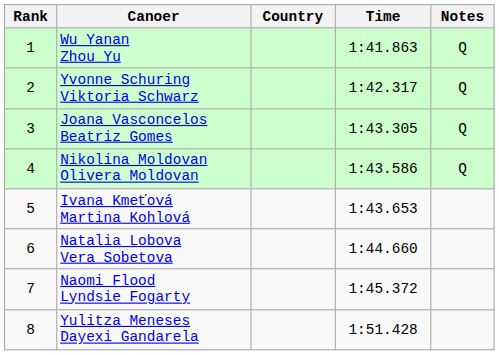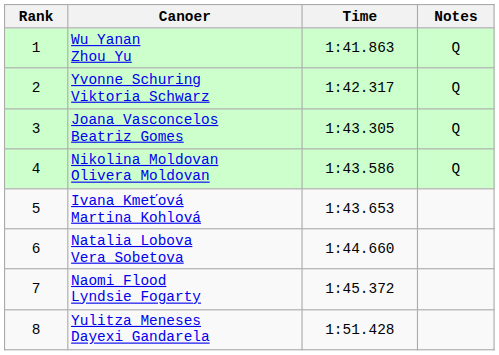- column: (293, 16)
